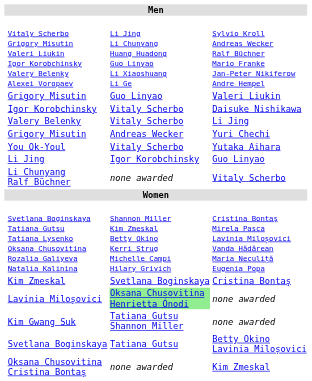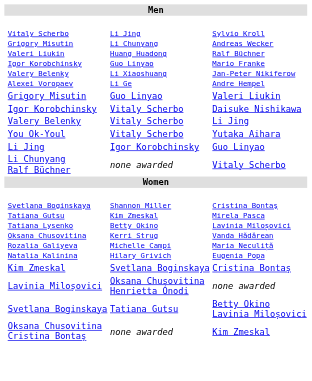- row: (47, 134)
(157, 298) lightgreen background -> (157, 286) no background
- row: (42, 321)
